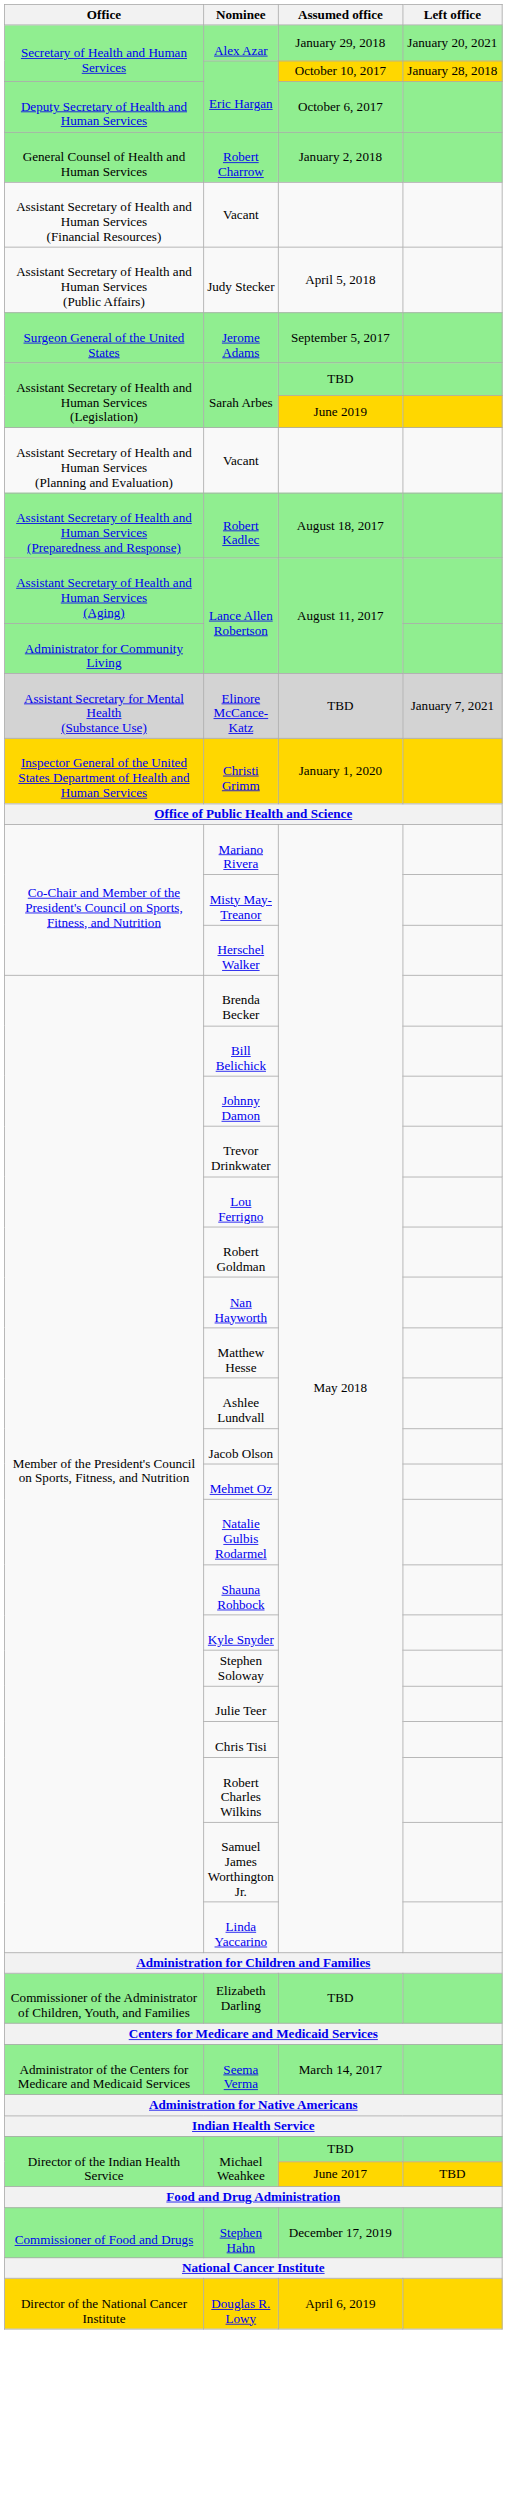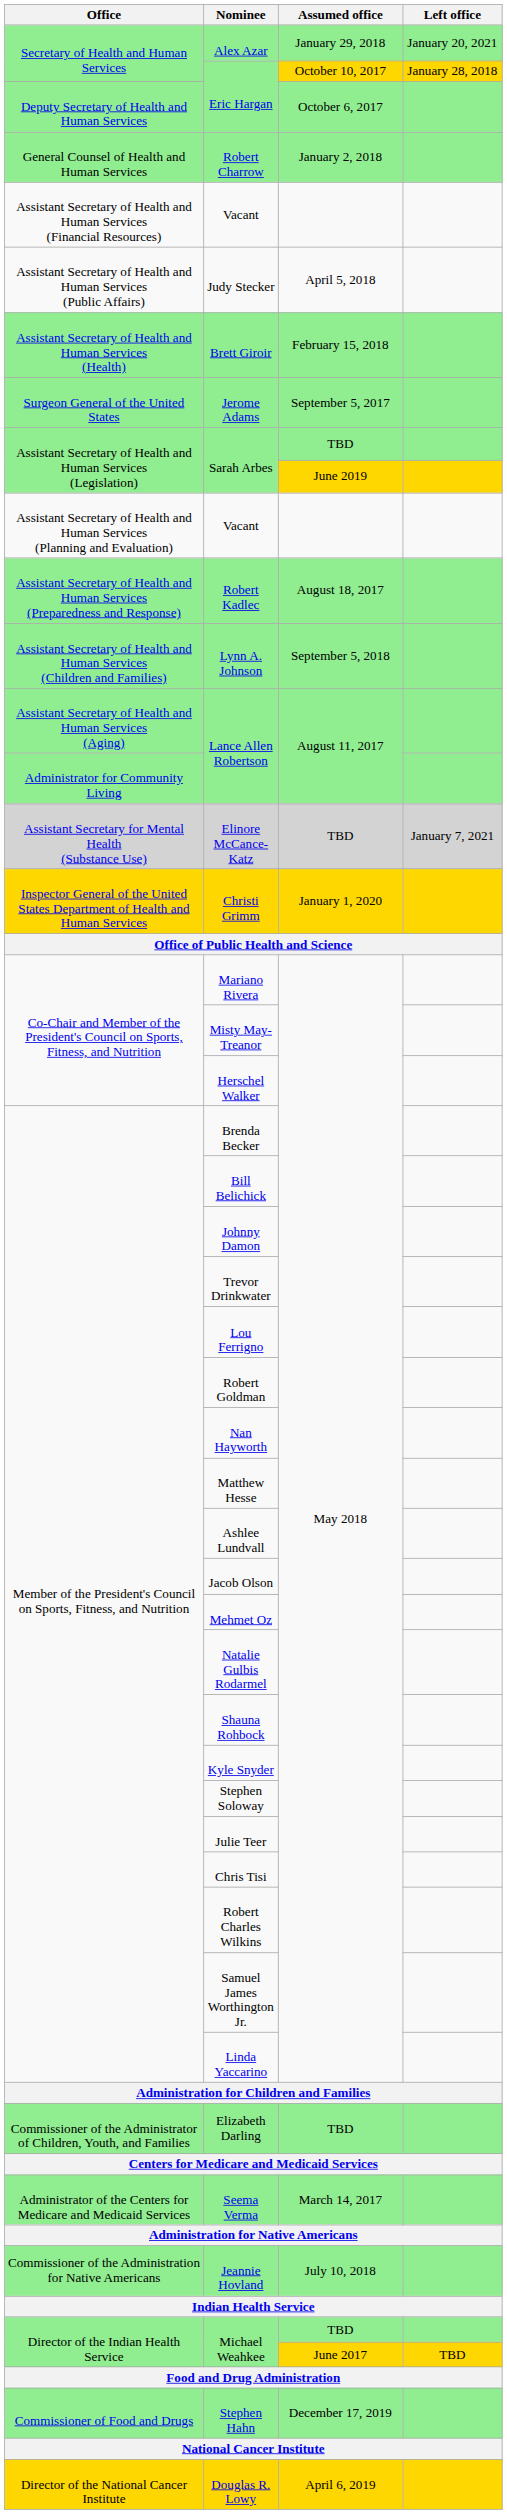+ row: (104, 352)
+ row: (104, 663)
+ row: (104, 2270)
